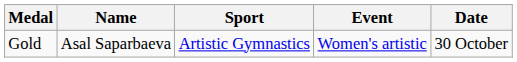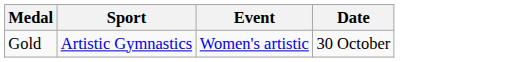- column: (116, 17)
